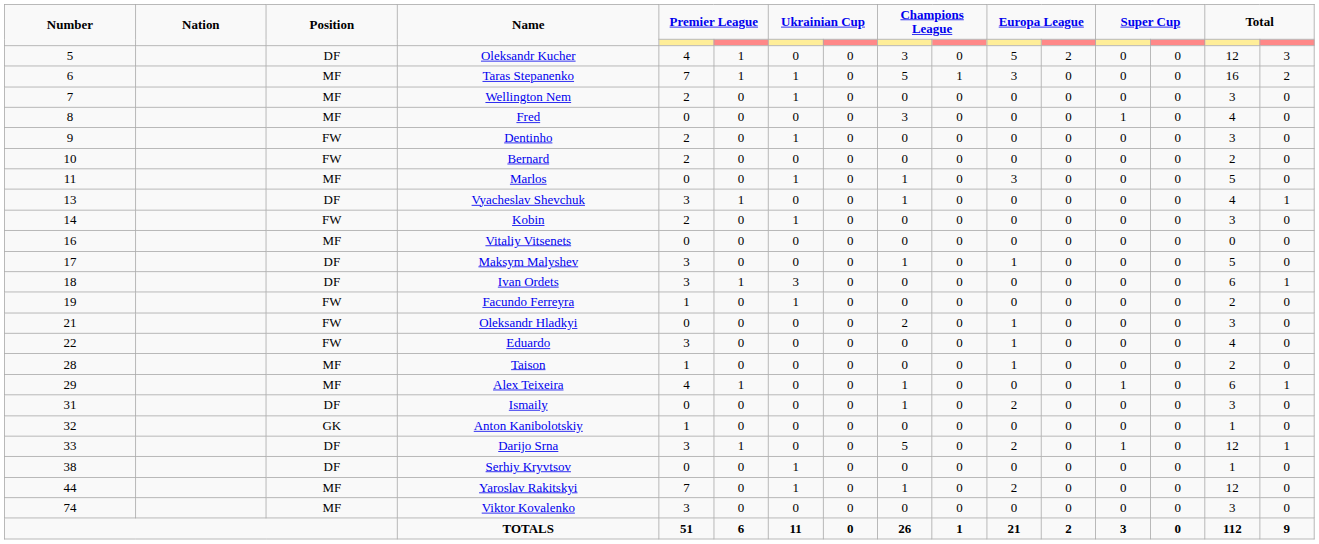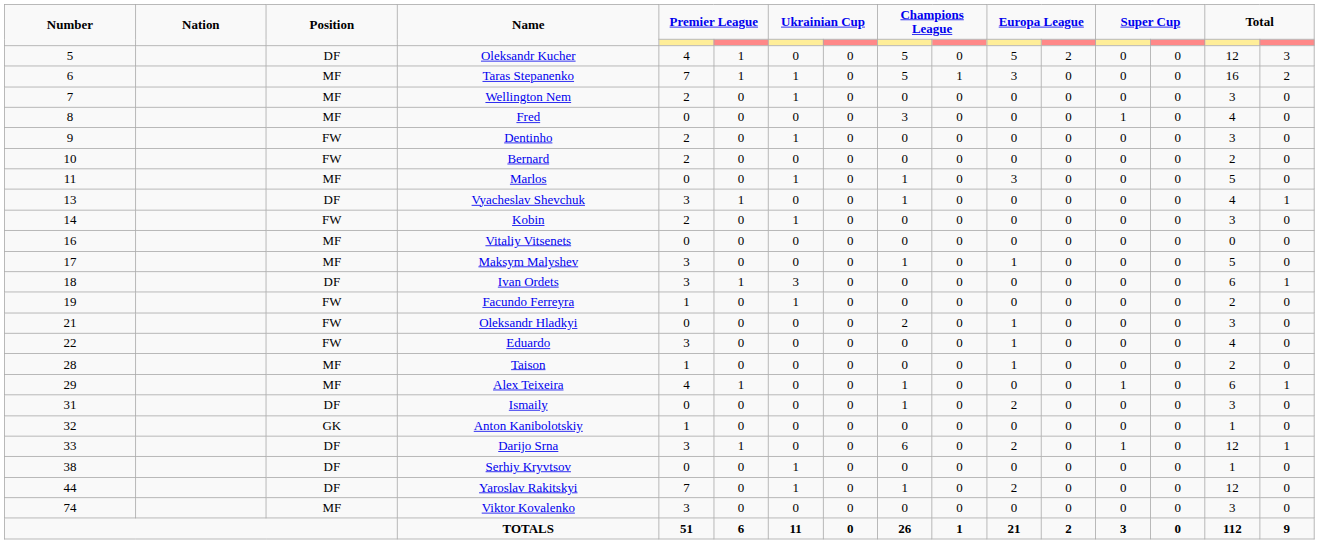(905, 55) 3 -> (905, 55) 5
(332, 261) DF -> (332, 261) MF
(905, 446) 5 -> (905, 446) 6
(332, 487) MF -> (332, 487) DF
